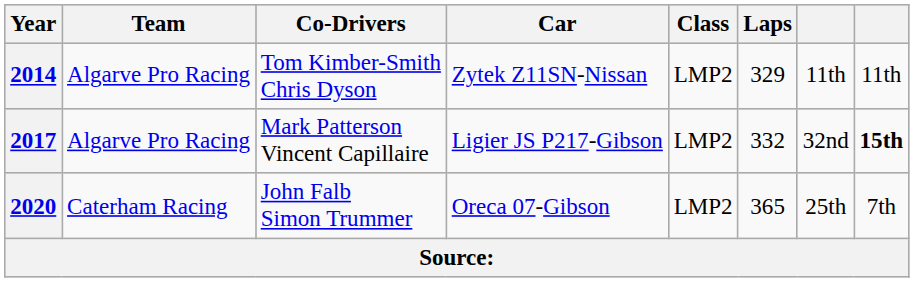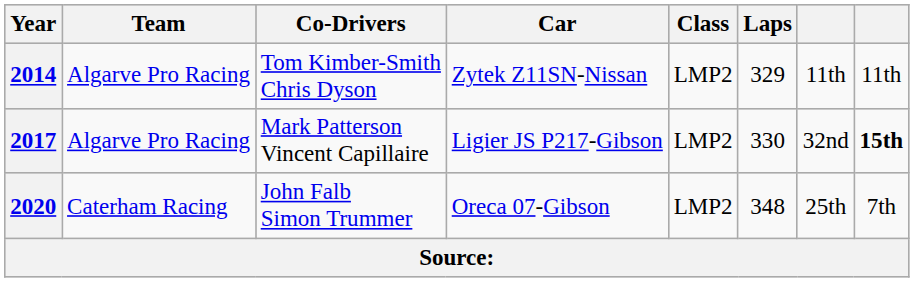(768, 140) 332 -> (768, 140) 330
(768, 205) 365 -> (768, 205) 348
